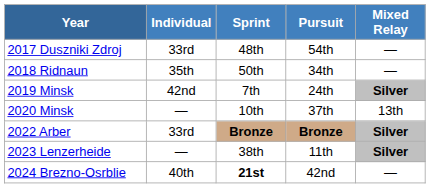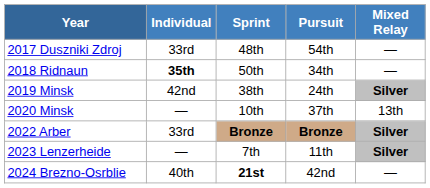(181, 70) normal -> (181, 70) bold
(251, 91) 7th -> (251, 91) 38th
(251, 152) 38th -> (251, 152) 7th
